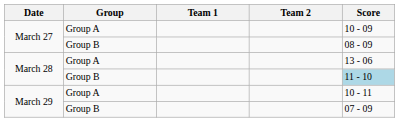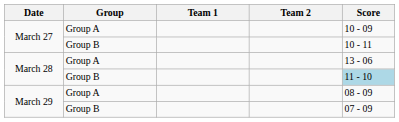(358, 45) 08 - 09 -> (358, 45) 10 - 11
(358, 93) 10 - 11 -> (358, 93) 08 - 09
